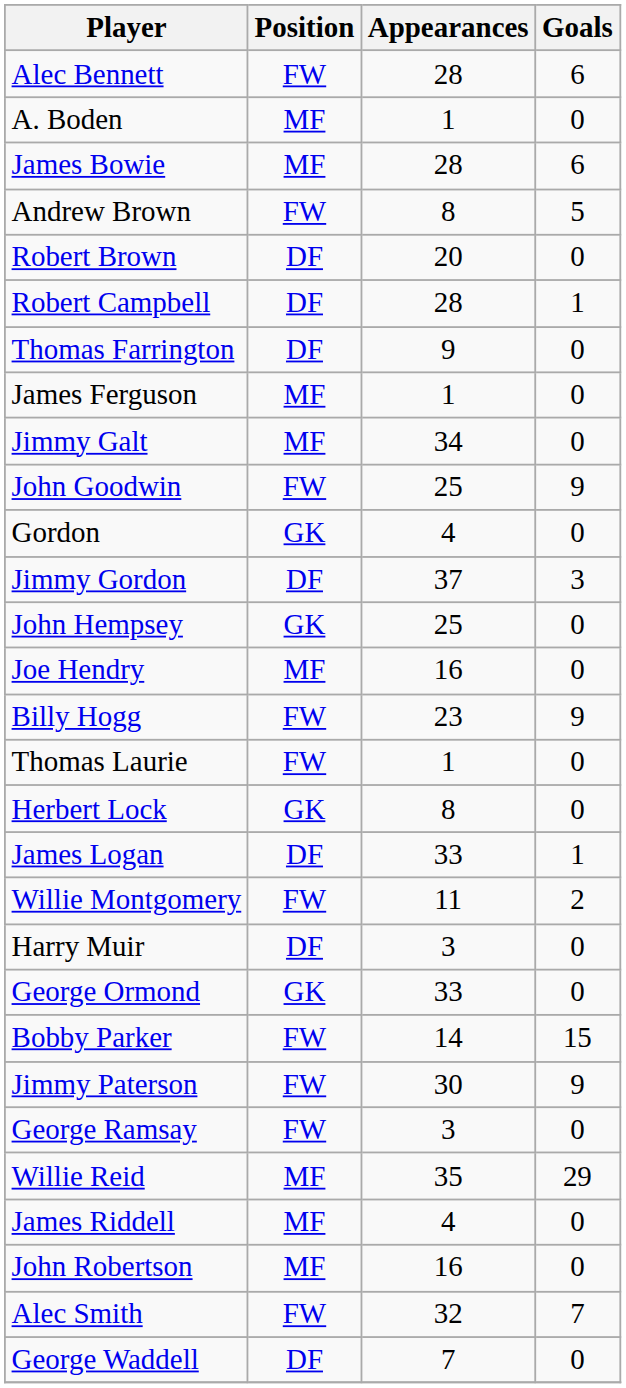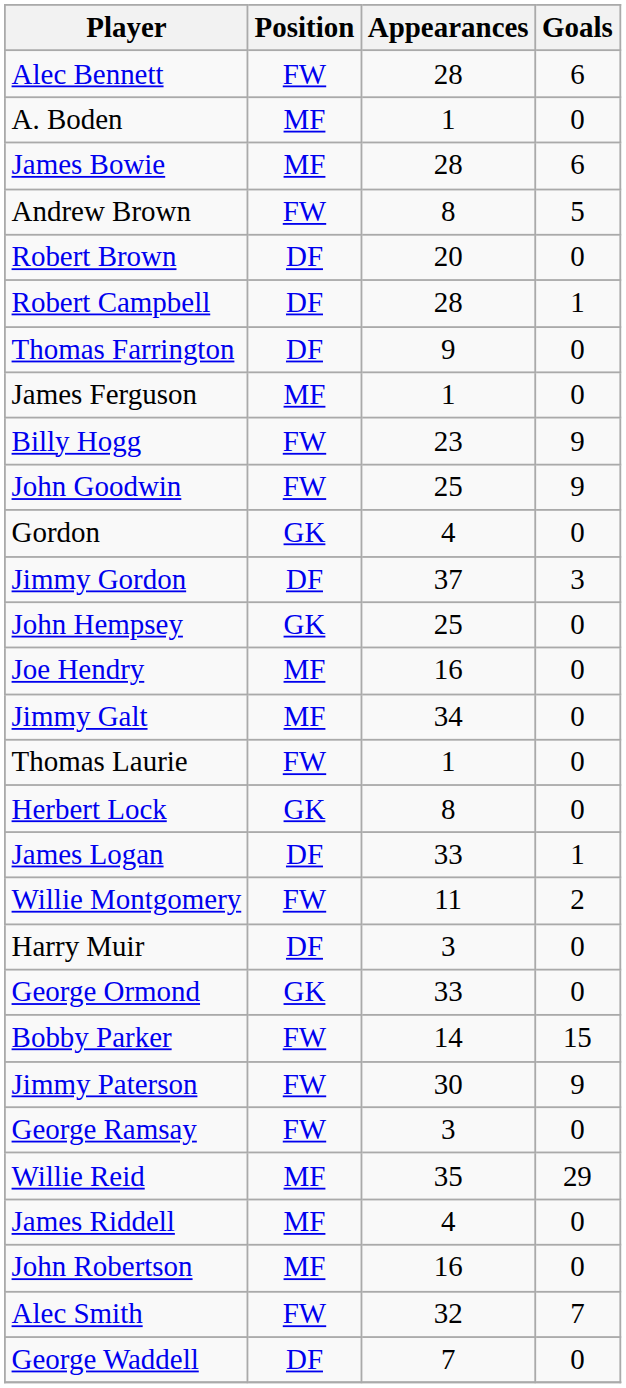rows swapped: (80, 440) <-> (76, 716)
